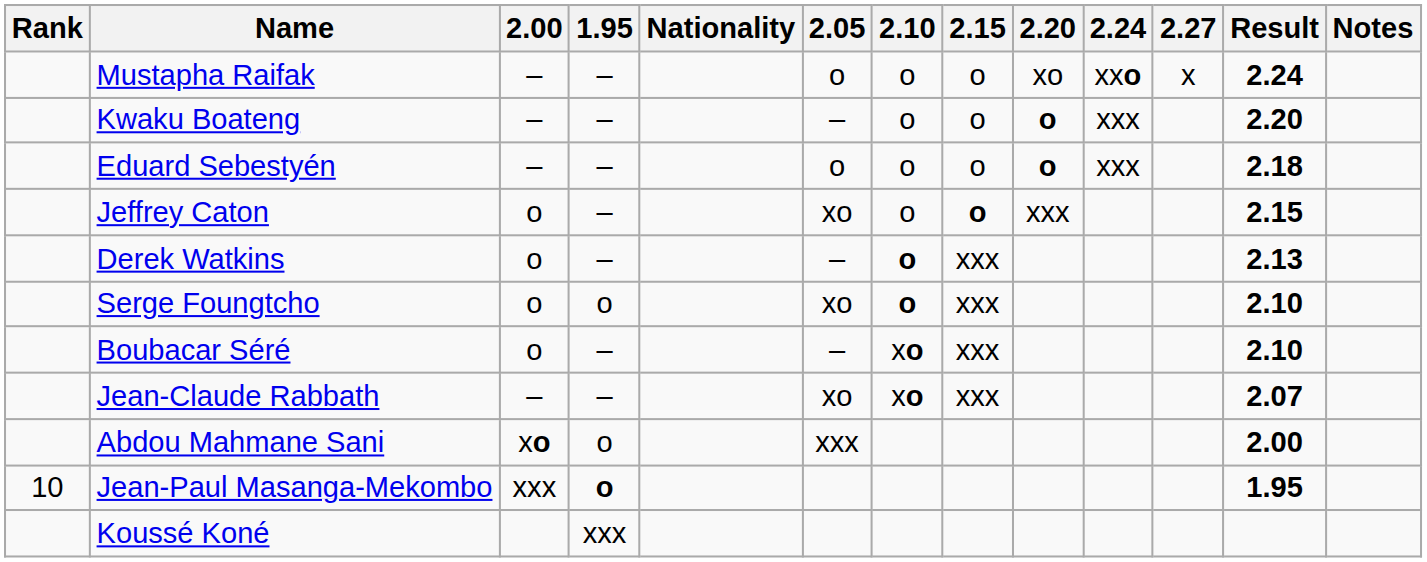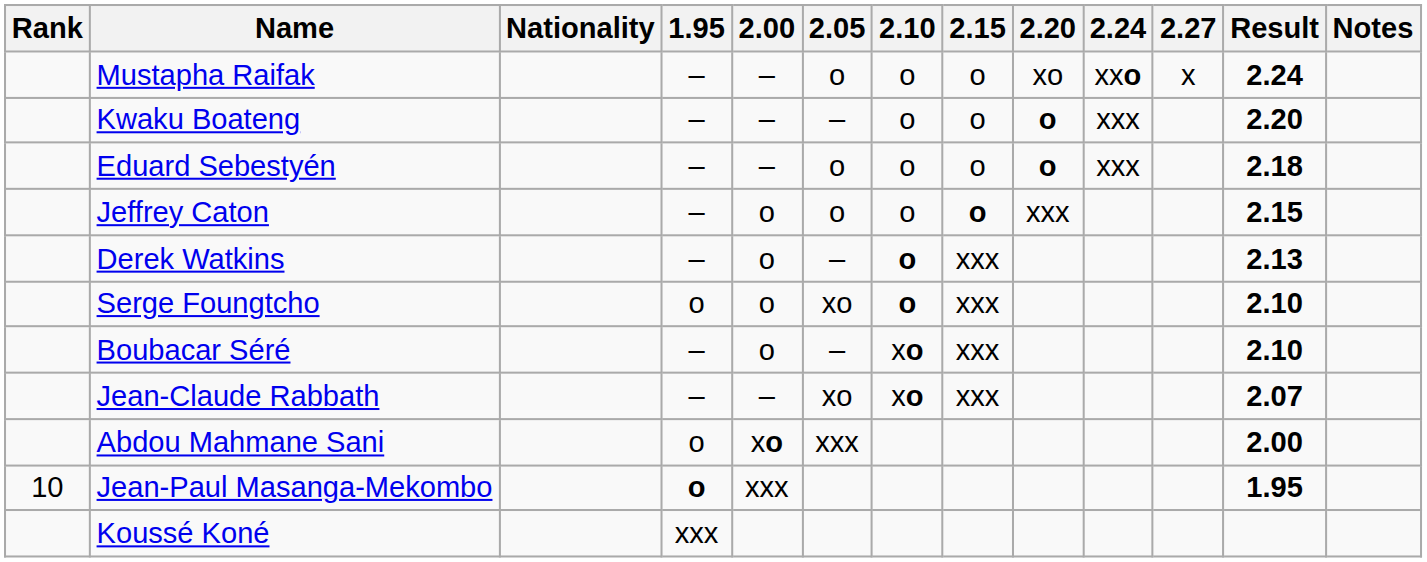columns swapped: (721, 28) <-> (534, 28)
(837, 212) xo -> (837, 212) o
